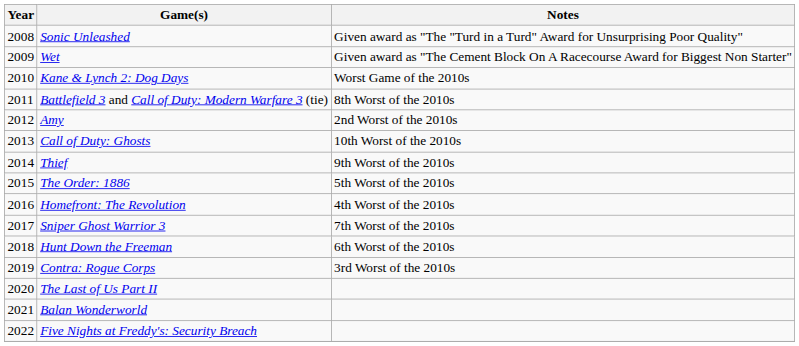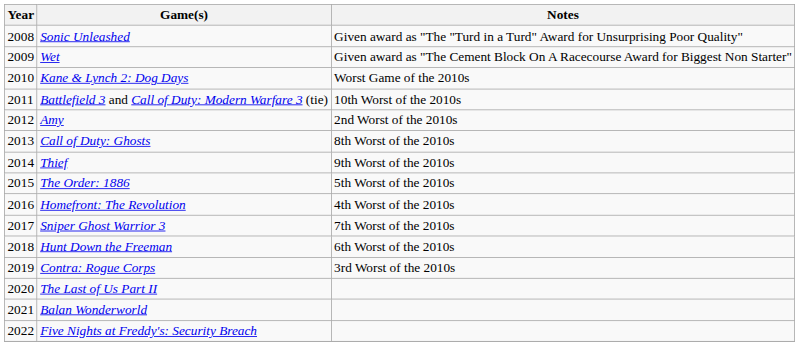(394, 99) 8th Worst of the 2010s -> (398, 99) 10th Worst of the 2010s
(398, 141) 10th Worst of the 2010s -> (394, 141) 8th Worst of the 2010s
